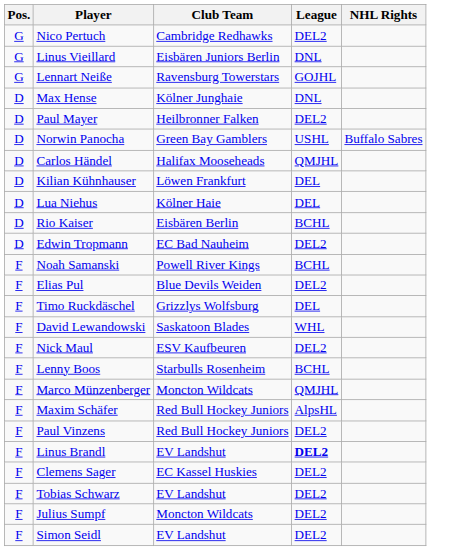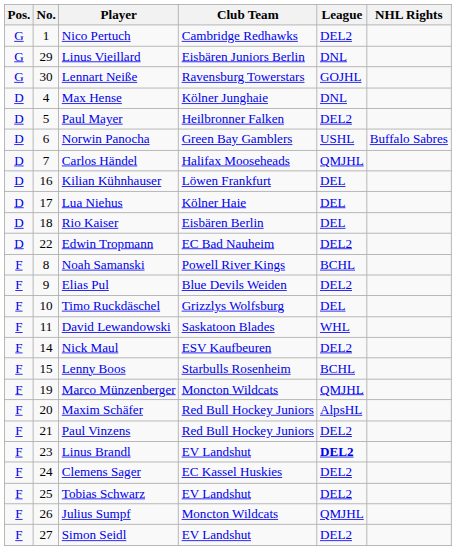+ column: (46, 14)
(312, 222) BCHL -> (333, 222) DEL
(311, 514) DEL2 -> (342, 514) QMJHL
